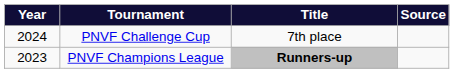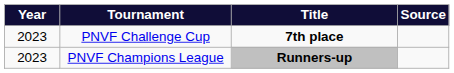(32, 36) 2024 -> (32, 36) 2023
(314, 36) normal -> (314, 36) bold
